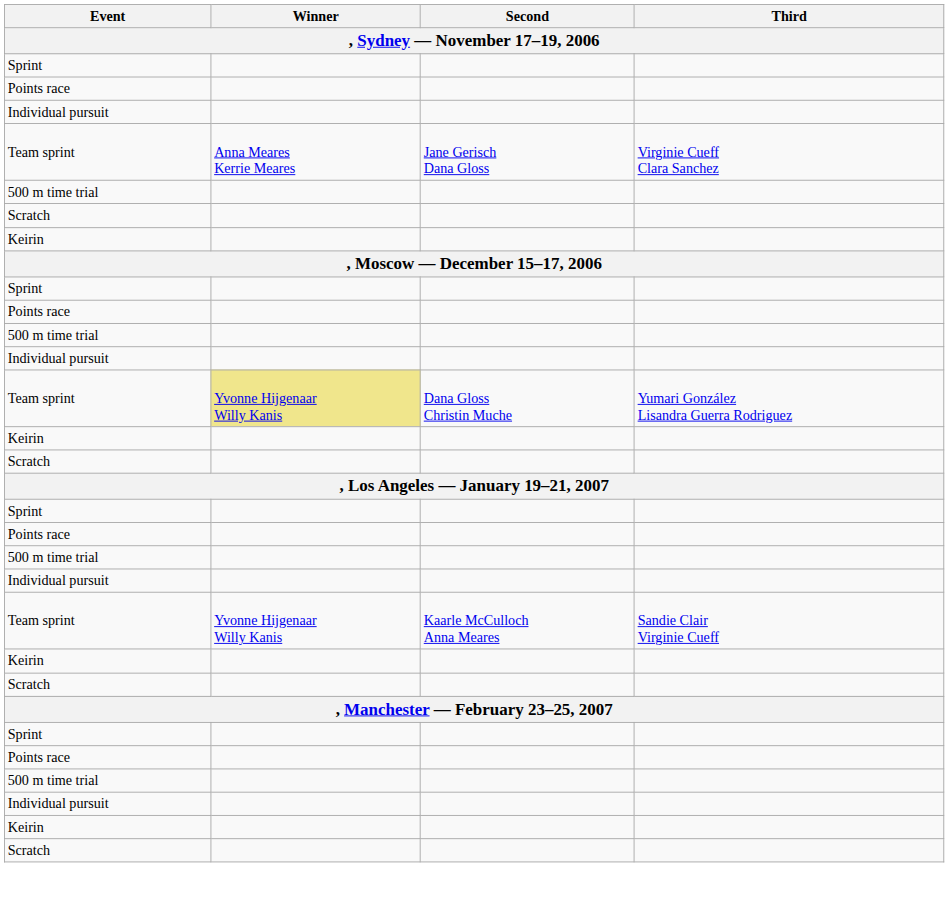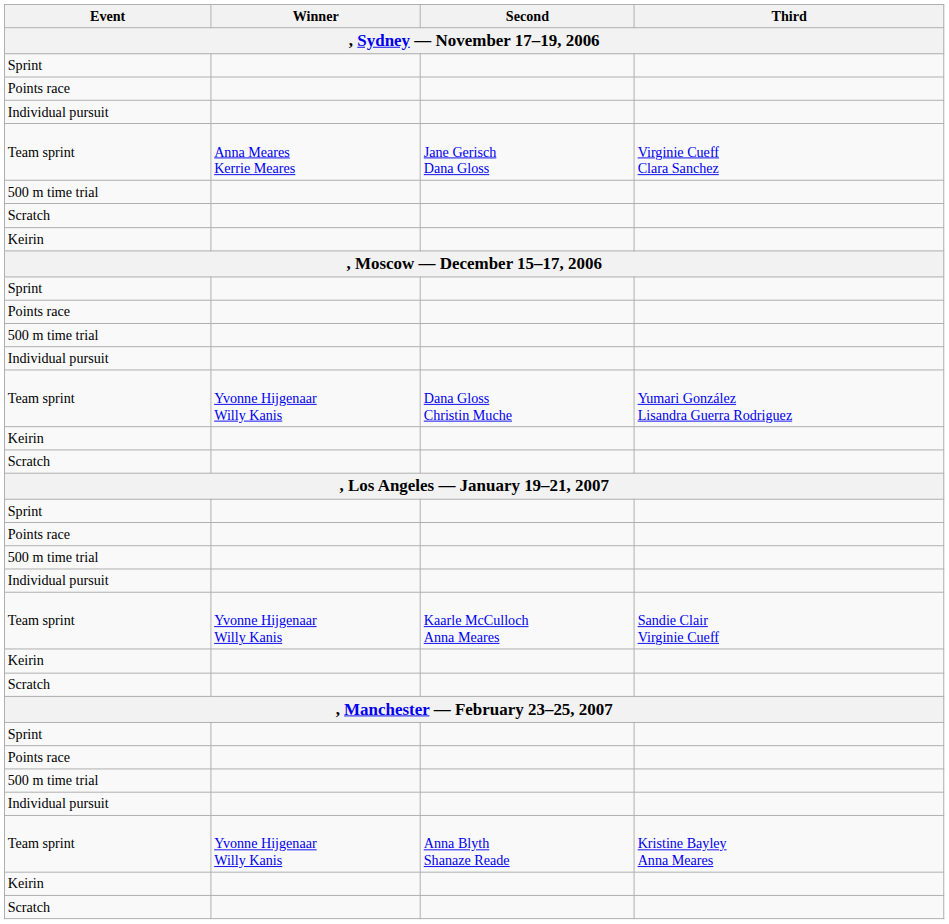(265, 406) khaki background -> (265, 406) no background
+ row: (41, 843)
